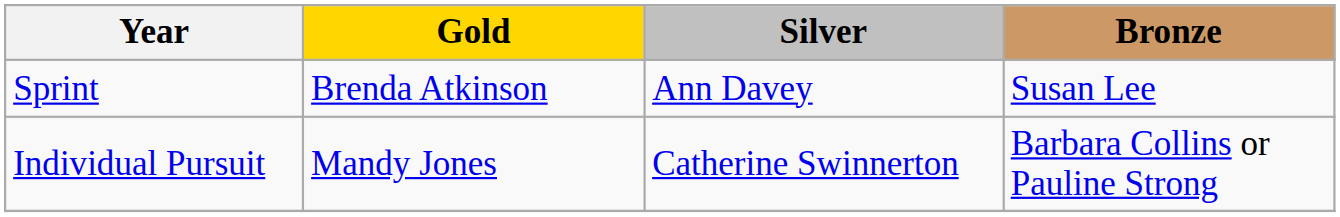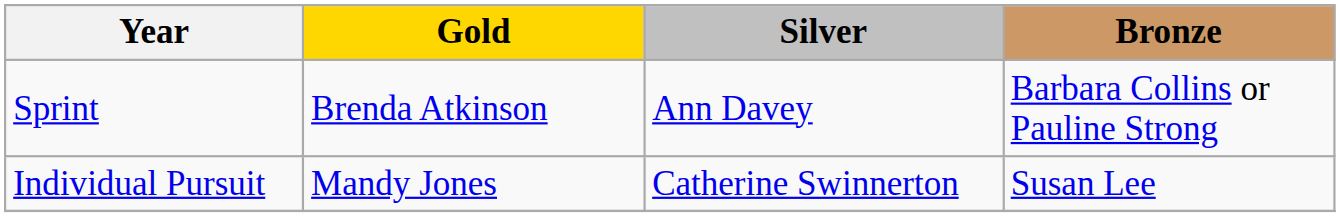(1083, 87) Susan Lee -> (1140, 107) Barbara Collins or Pauline Strong
(1140, 163) Barbara Collins or Pauline Strong -> (1083, 182) Susan Lee
